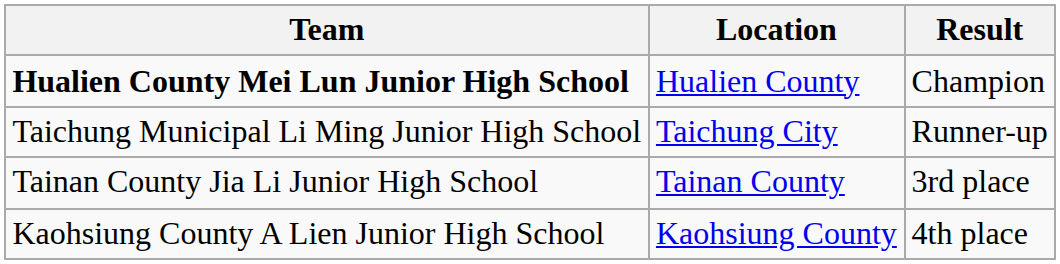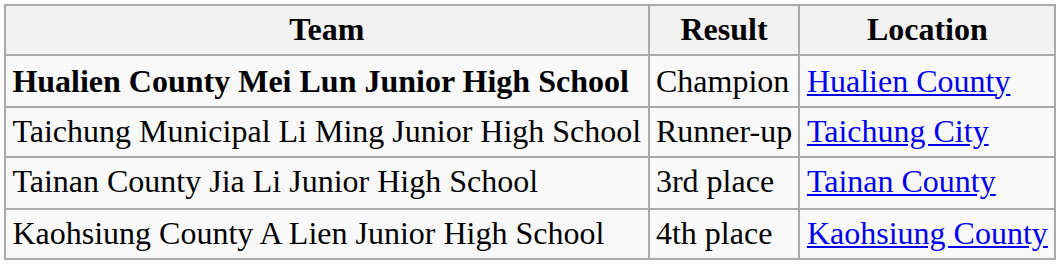columns swapped: (776, 29) <-> (980, 29)
